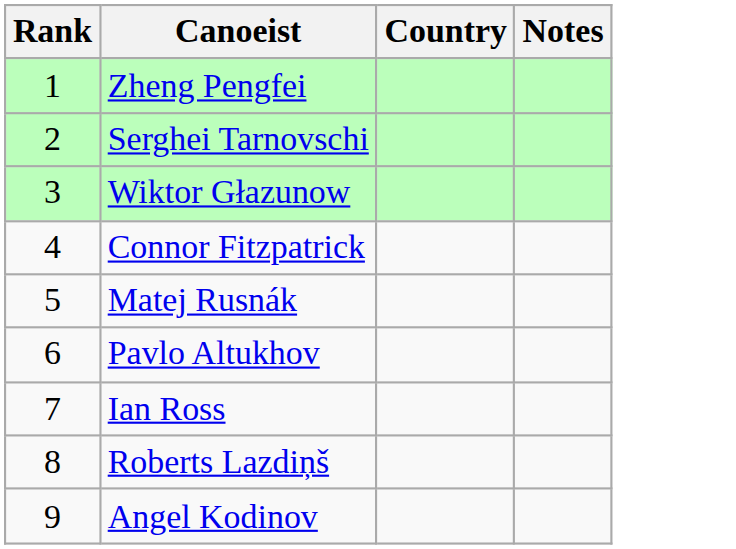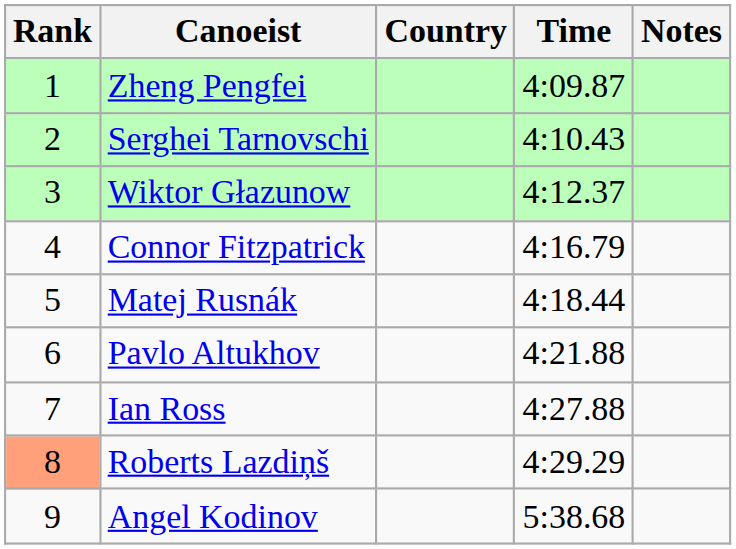+ column: (574, 31)
(52, 461) no background -> (52, 461) lightsalmon background
